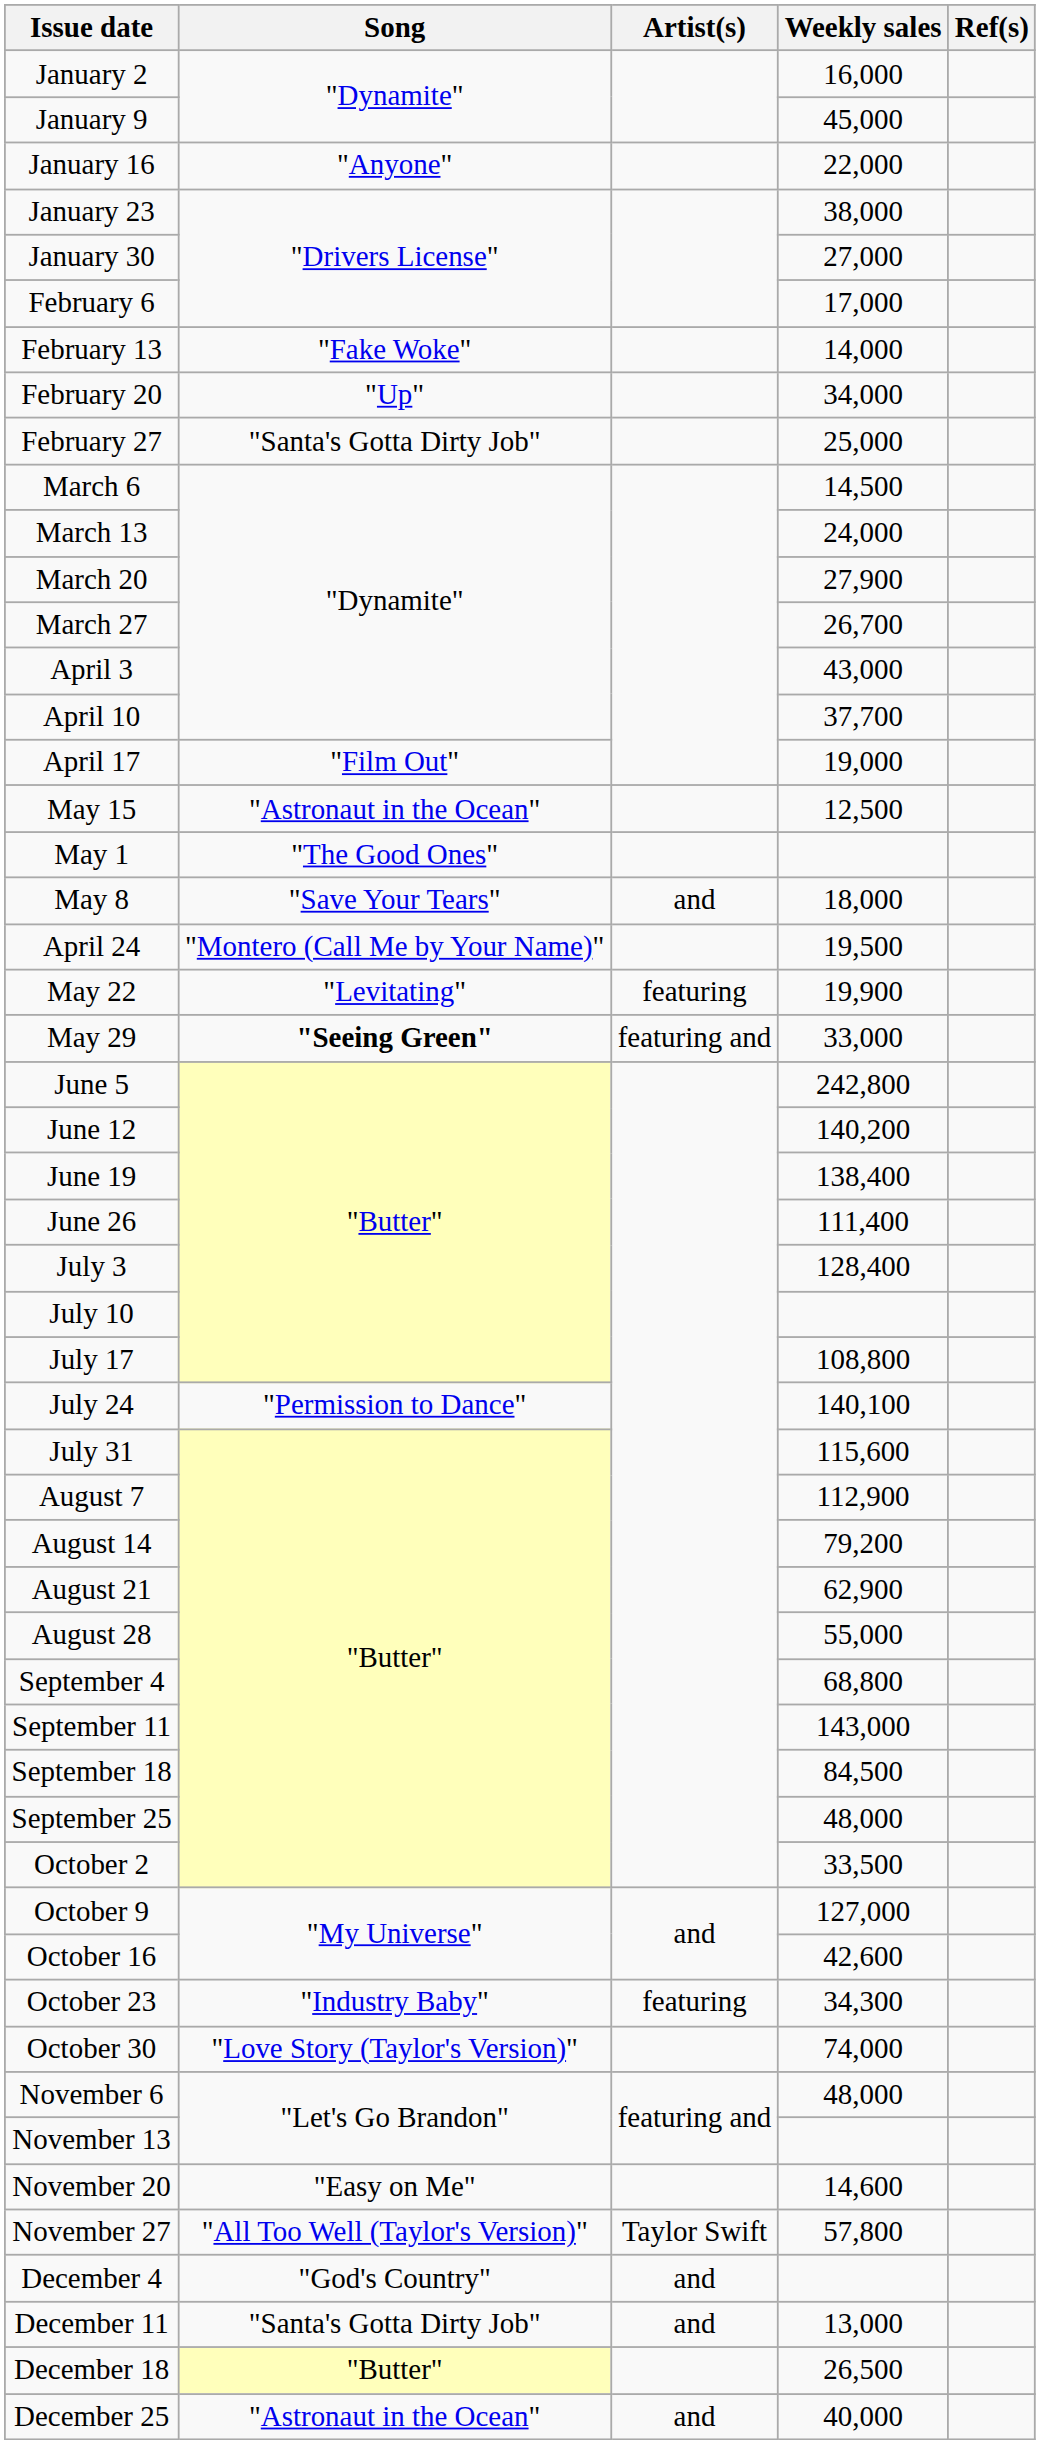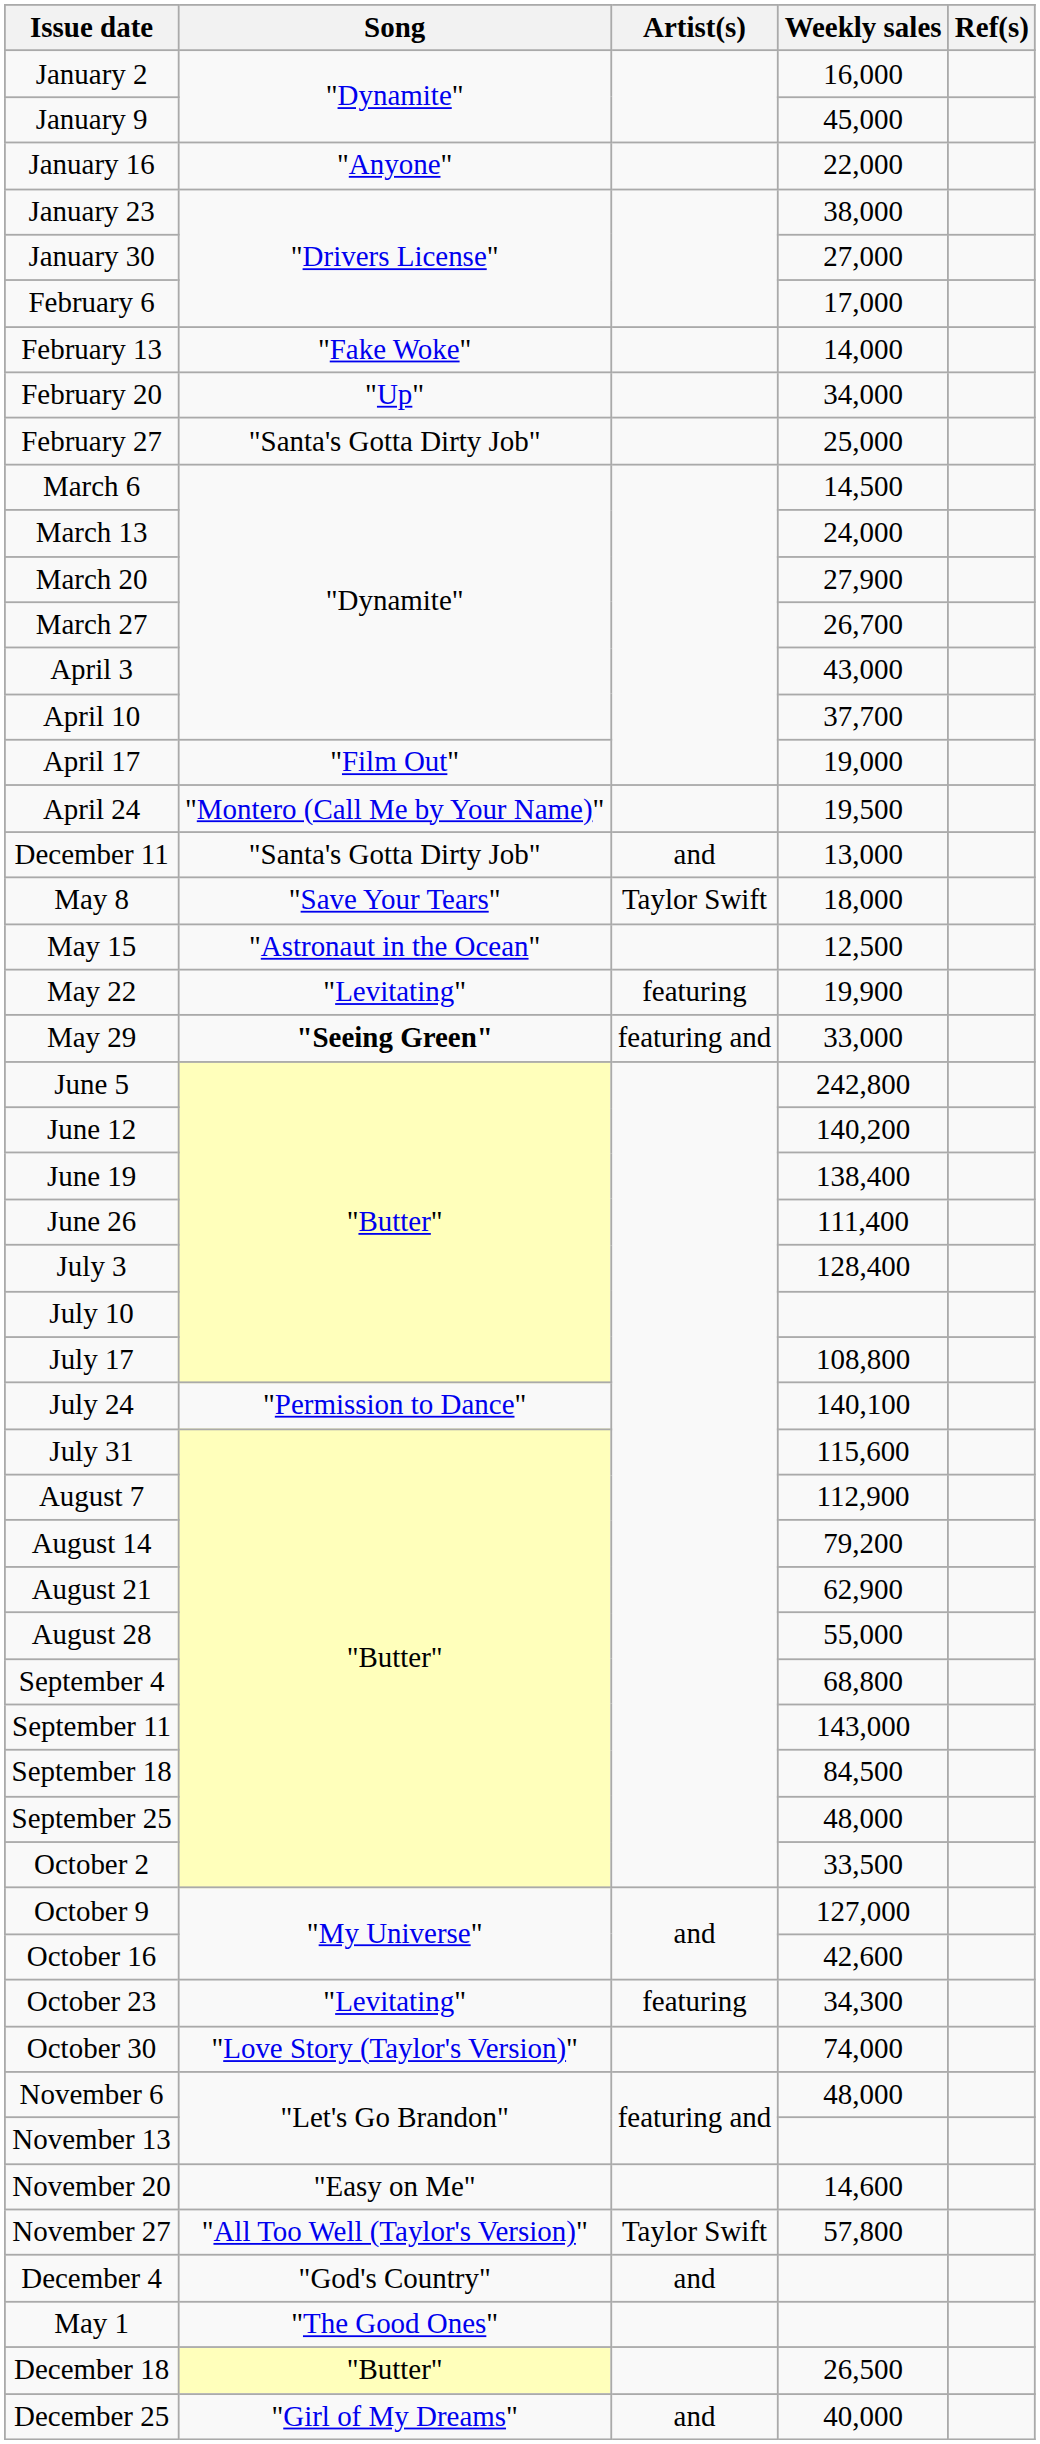rows swapped: (92, 946) <-> (92, 808)
rows swapped: (92, 854) <-> (92, 2323)
(695, 900) and -> (695, 900) Taylor Swift
(395, 2002) "Industry Baby" -> (395, 2002) "Levitating"
(395, 2415) "Astronaut in the Ocean" -> (395, 2415) "Girl of My Dreams"
